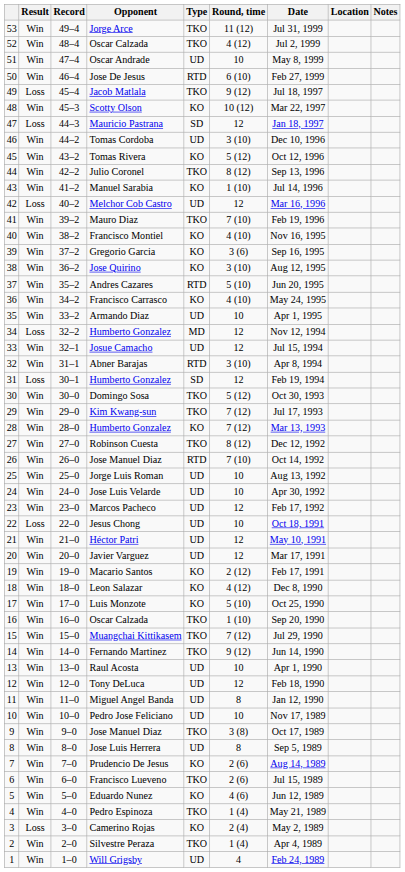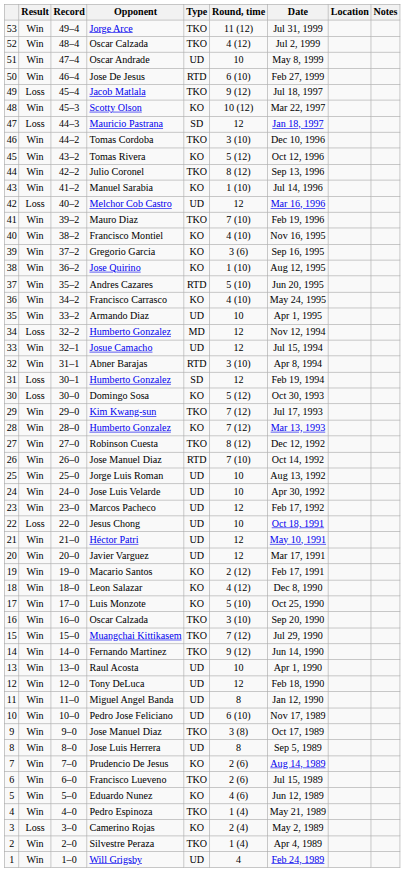(197, 140) UD -> (197, 140) TKO
(239, 268) 3 (10) -> (239, 268) 1 (10)
(35, 396) Win -> (35, 396) Loss
(197, 396) TKO -> (197, 396) KO
(239, 619) 1 (10) -> (239, 619) 3 (10)
(239, 715) 10 -> (239, 715) 6 (10)
